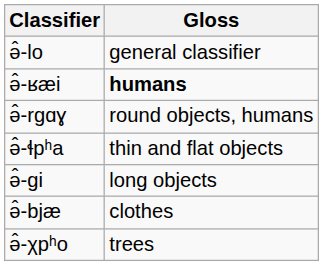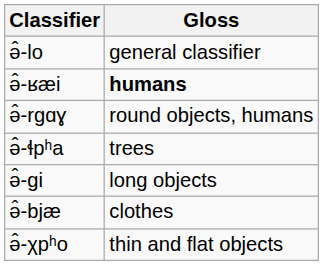(196, 148) thin and flat objects -> (132, 148) trees
(132, 244) trees -> (196, 244) thin and flat objects
